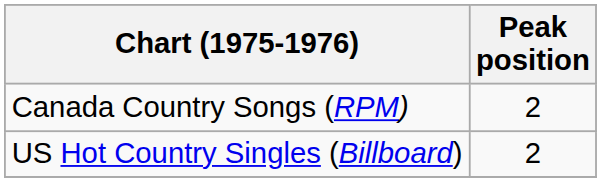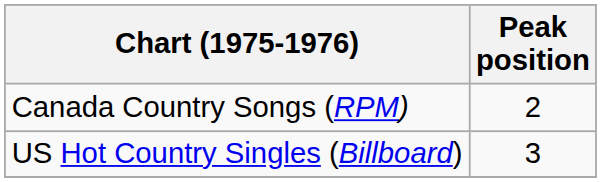(533, 153) 2 -> (533, 153) 3
